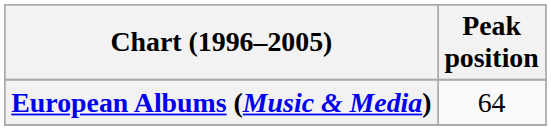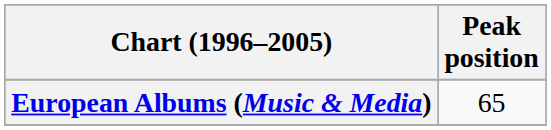(492, 102) 64 -> (492, 102) 65
